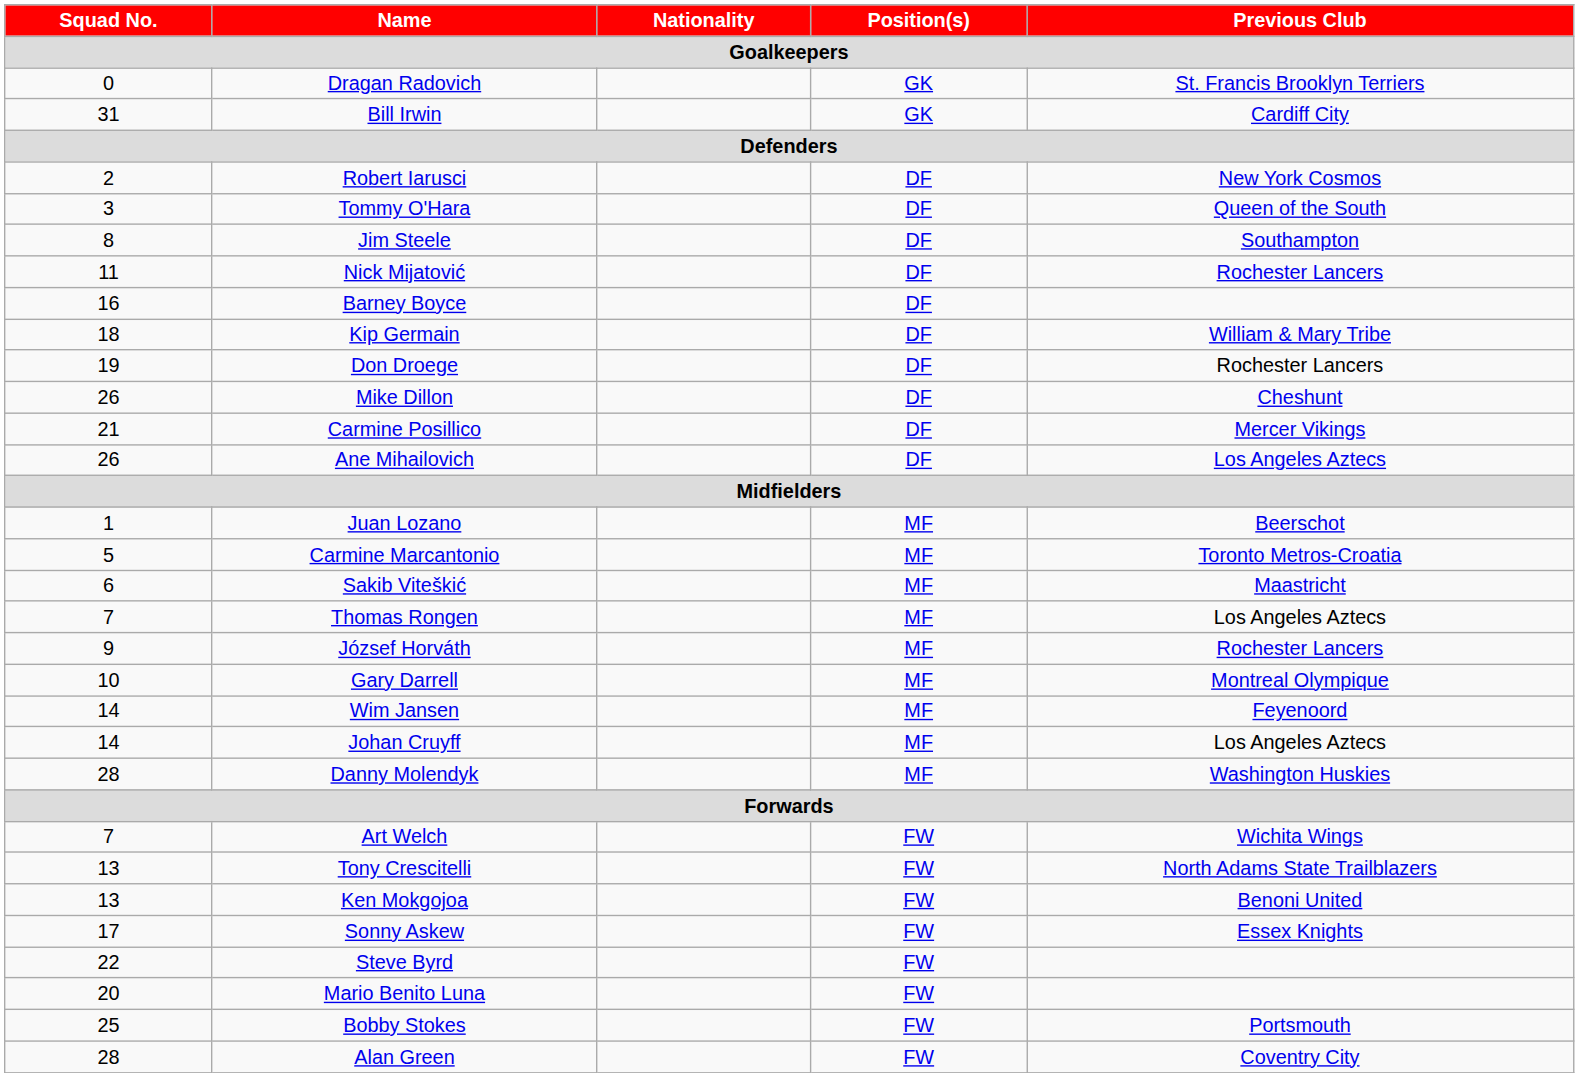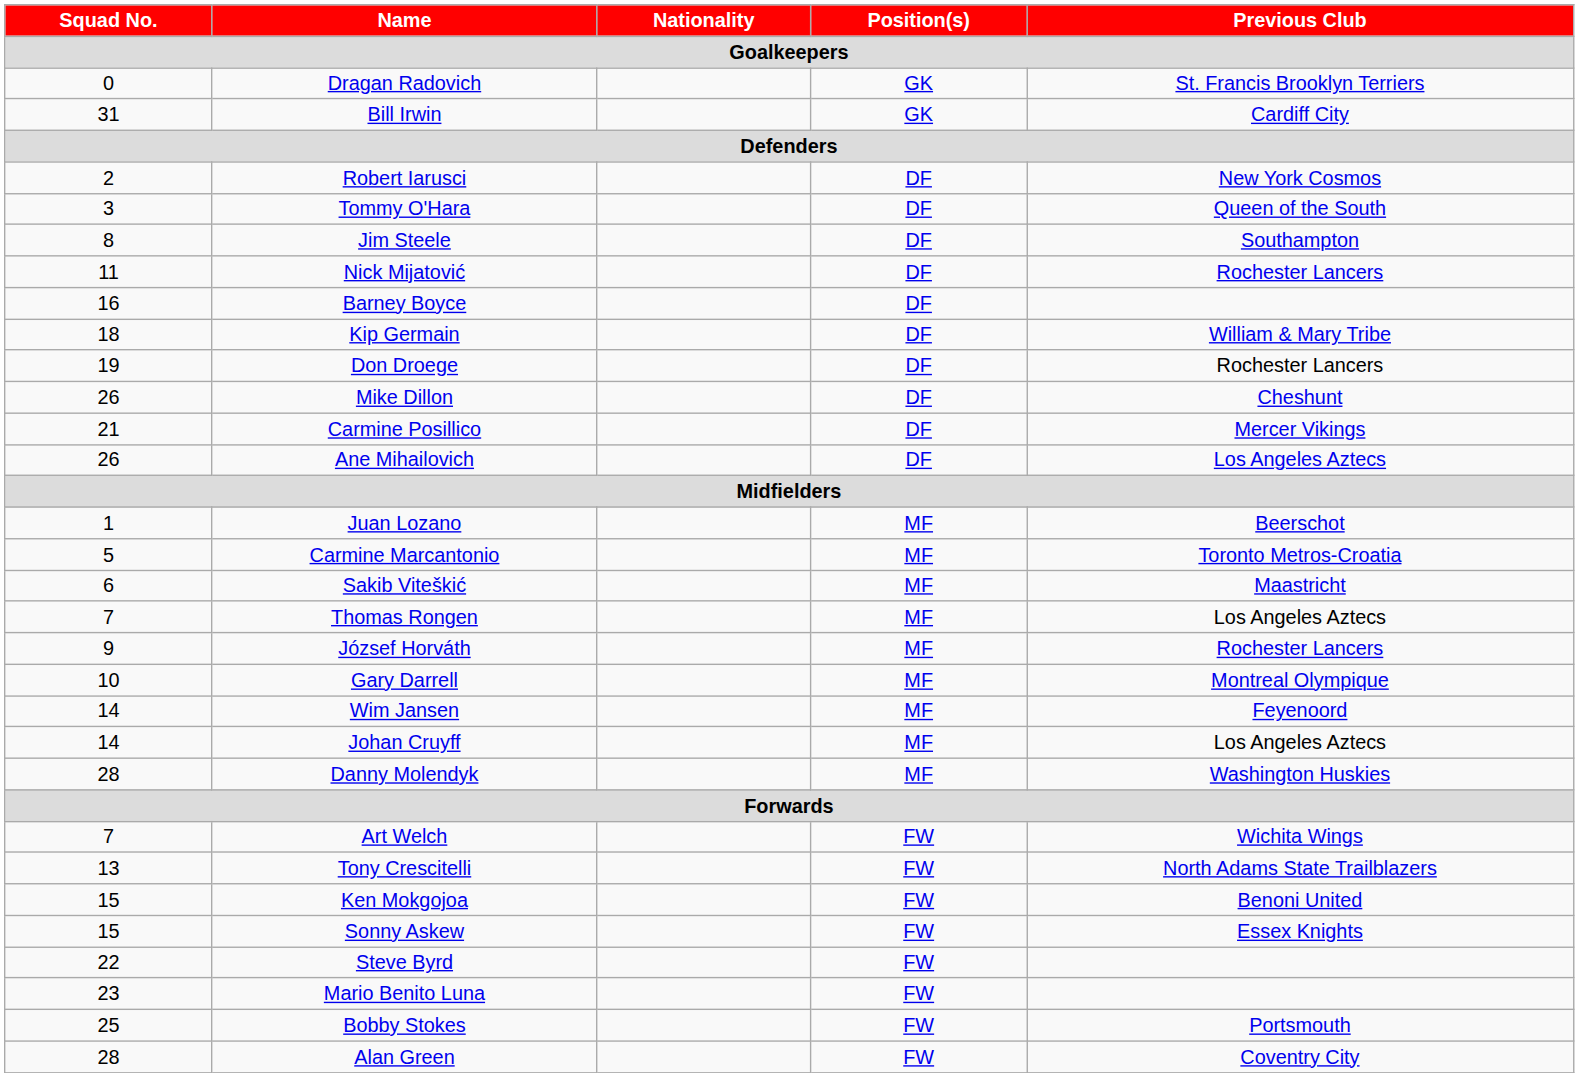(108, 900) 13 -> (108, 900) 15
(108, 931) 17 -> (108, 931) 15
(108, 994) 20 -> (108, 994) 23
